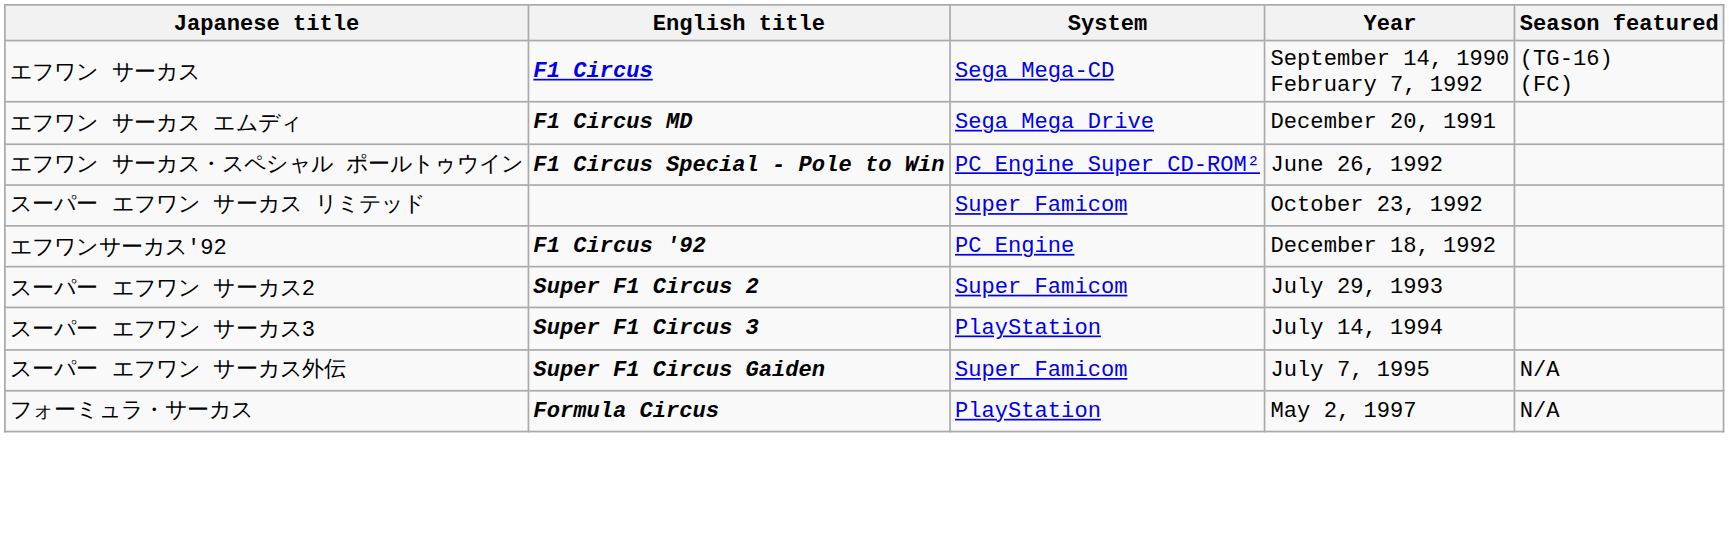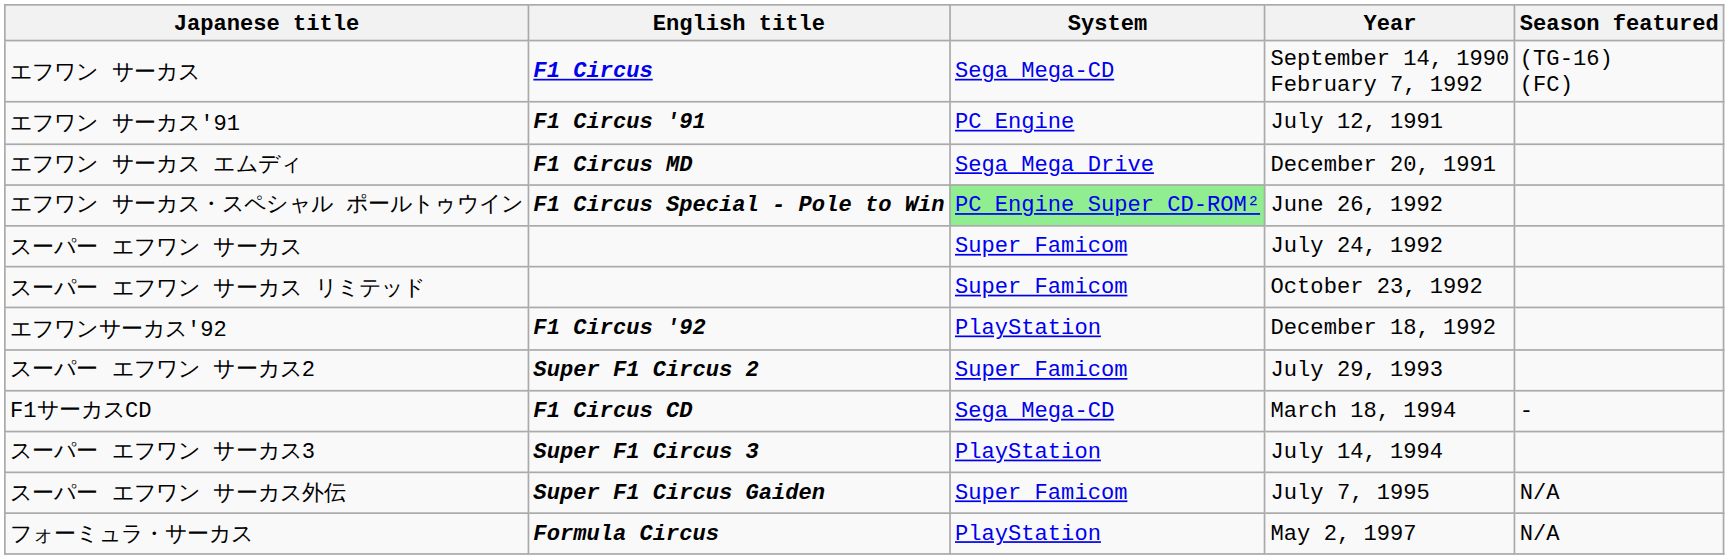+ row: (125, 124)
(1108, 164) no background -> (1108, 205) lightgreen background
+ row: (156, 247)
(1015, 246) PC Engine -> (1028, 329) PlayStation
+ row: (81, 412)
